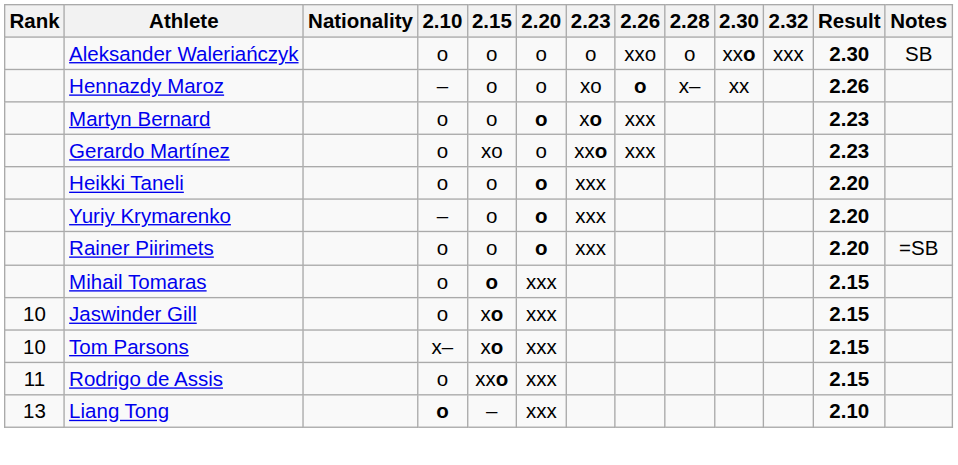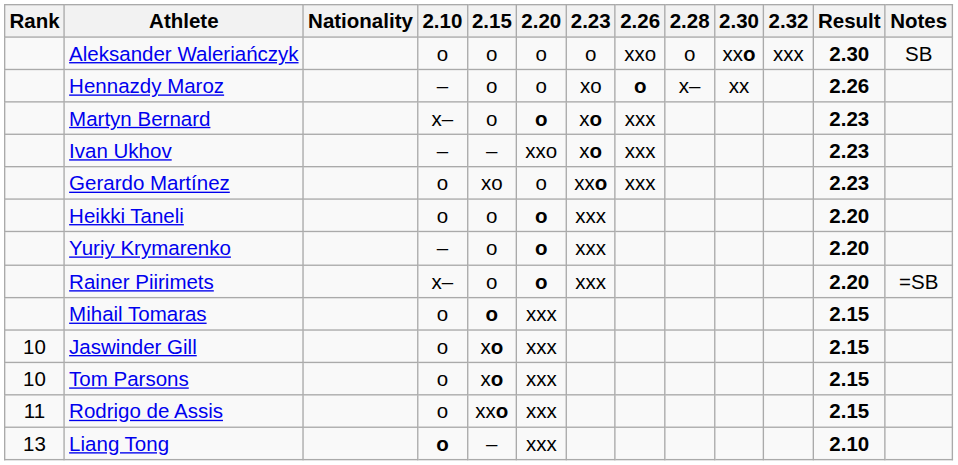(442, 119) o -> (442, 119) x–
+ row: (120, 151)
(442, 248) o -> (442, 281) x–
(442, 346) x– -> (442, 378) o
